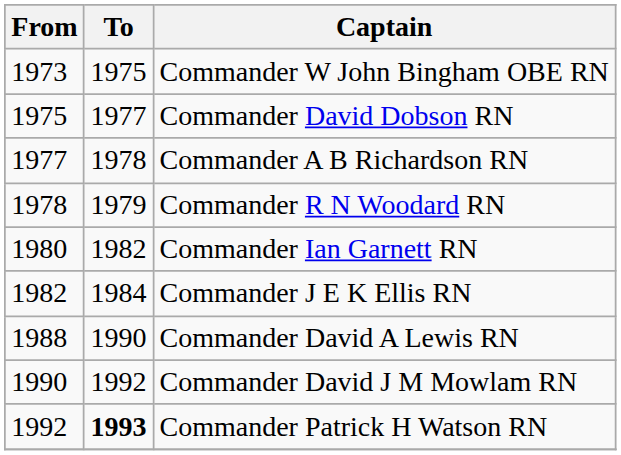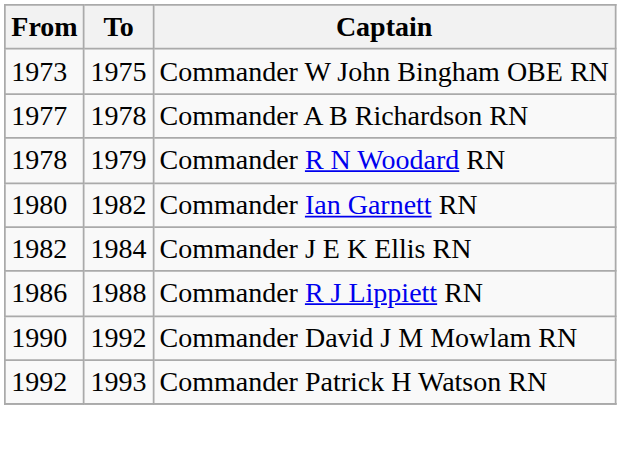- row: (336, 115)
+ row: (321, 293)
- row: (339, 337)
(119, 426) bold -> (119, 381) normal
